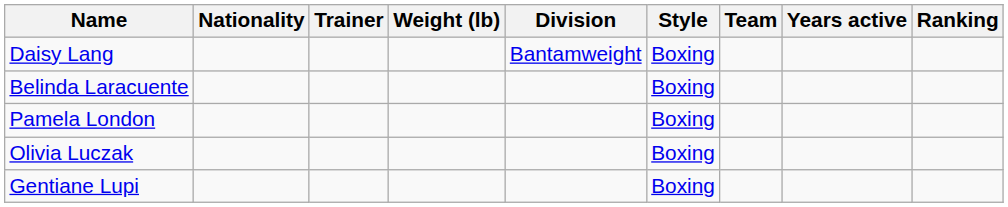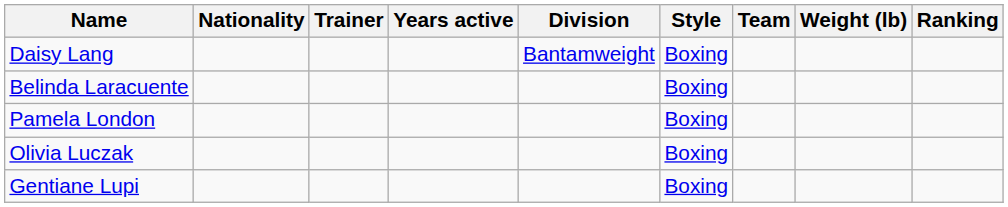columns swapped: (447, 20) <-> (847, 20)
